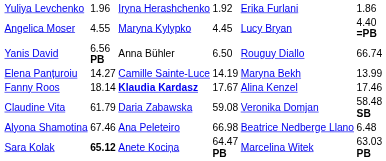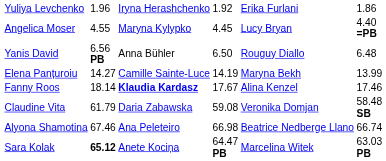(369, 54) 66.74 -> (367, 54) 6.48
(367, 127) 6.48 -> (369, 127) 66.74
